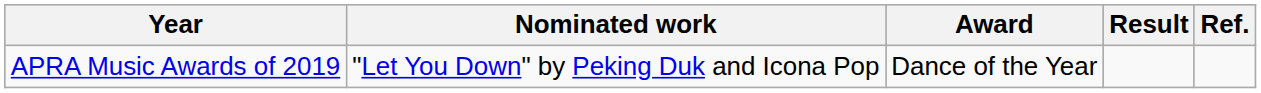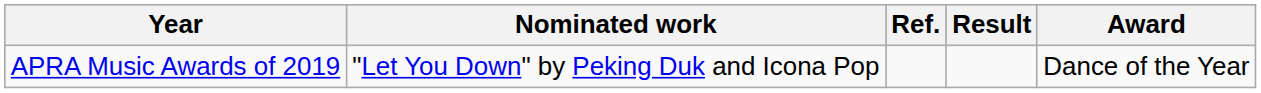columns swapped: (994, 25) <-> (1225, 25)
